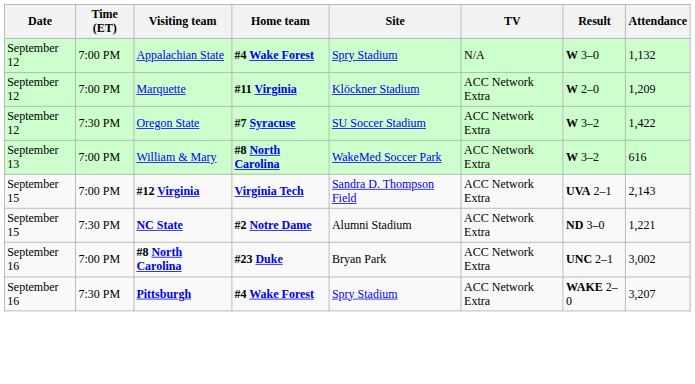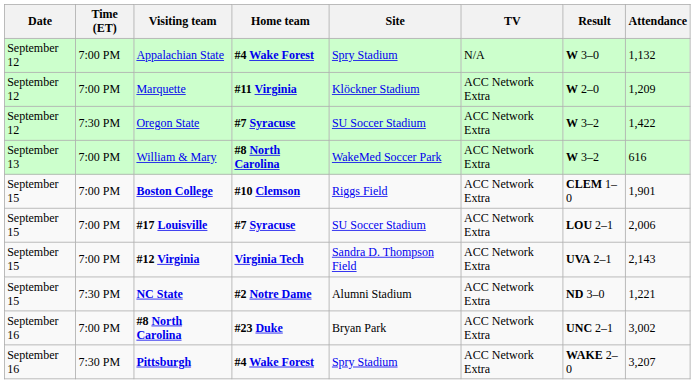+ row: (175, 191)
+ row: (172, 225)
